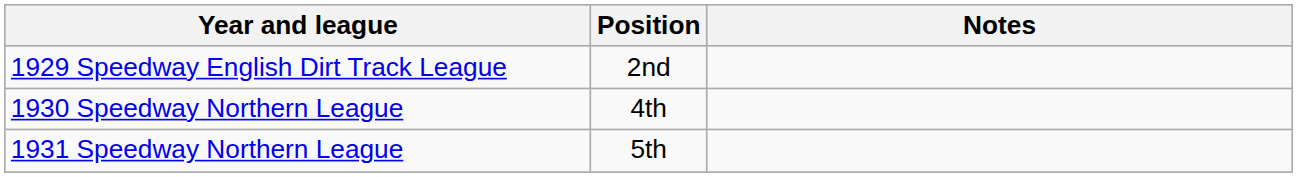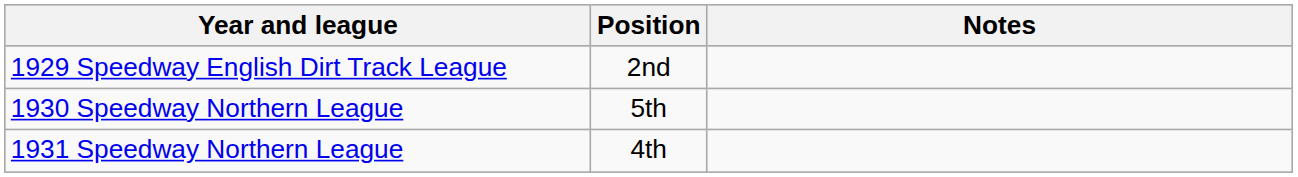(649, 108) 4th -> (649, 108) 5th
(649, 150) 5th -> (649, 150) 4th
